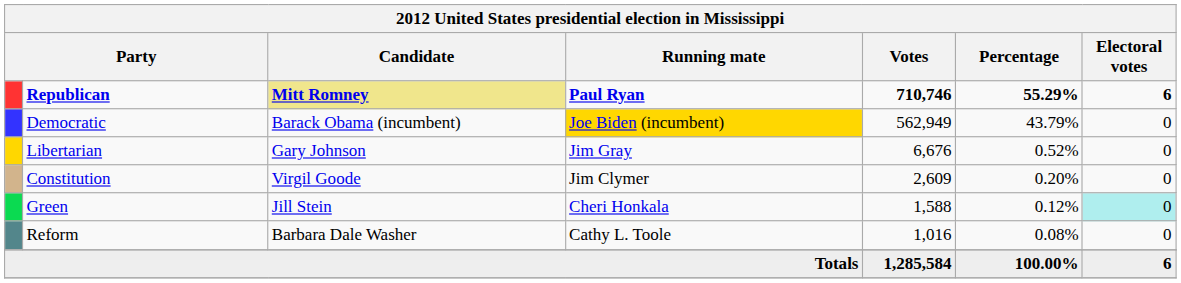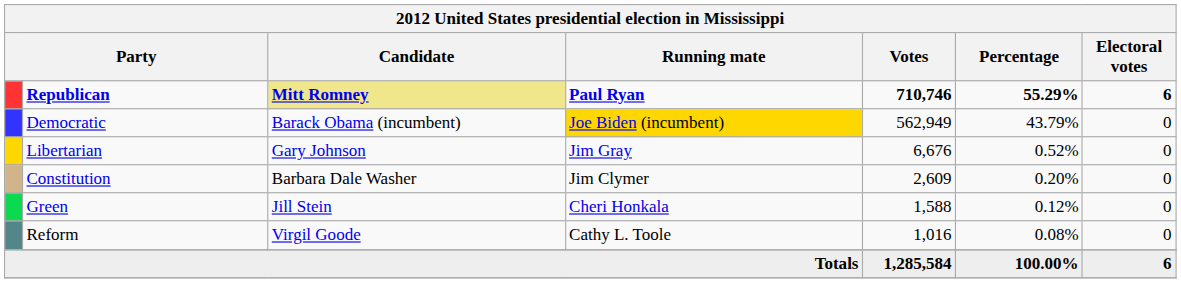(316, 179) Virgil Goode -> (344, 179) Barbara Dale Washer
(1167, 207) paleturquoise background -> (1167, 207) no background
(344, 235) Barbara Dale Washer -> (316, 235) Virgil Goode
